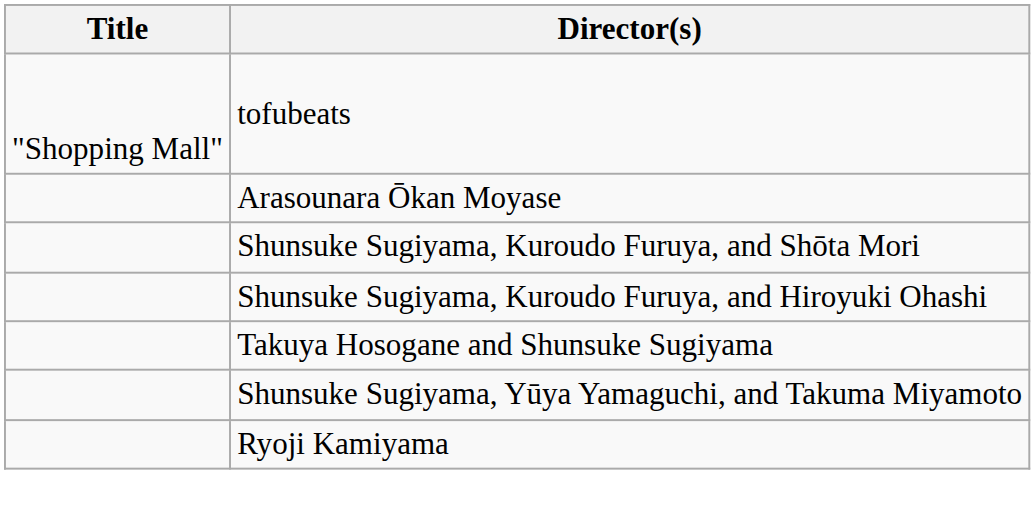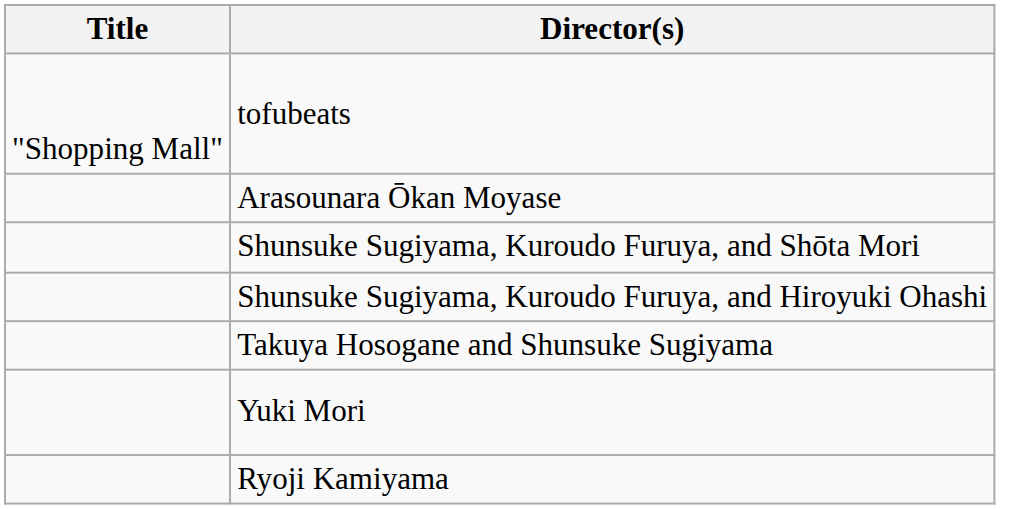+ row: (301, 411)
- row: (630, 394)
